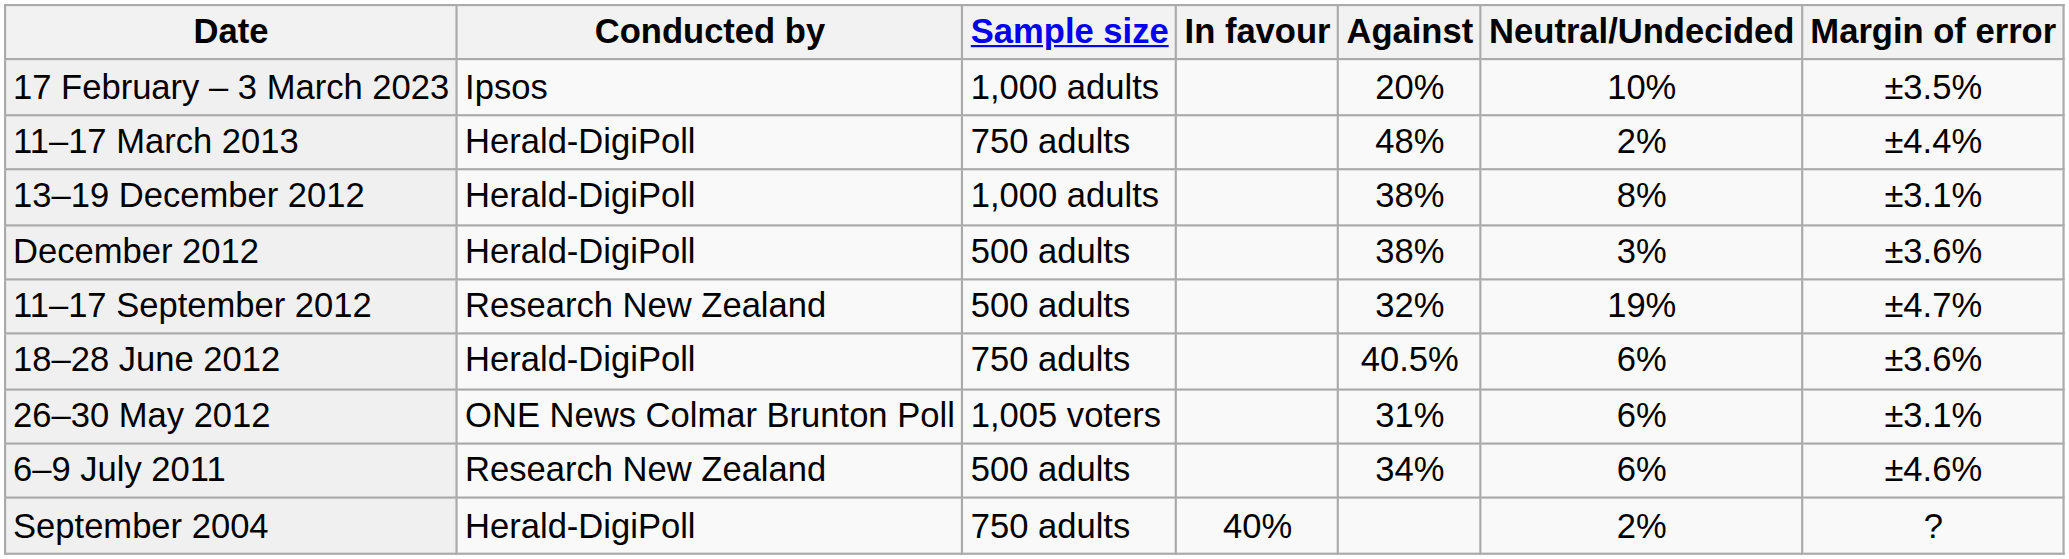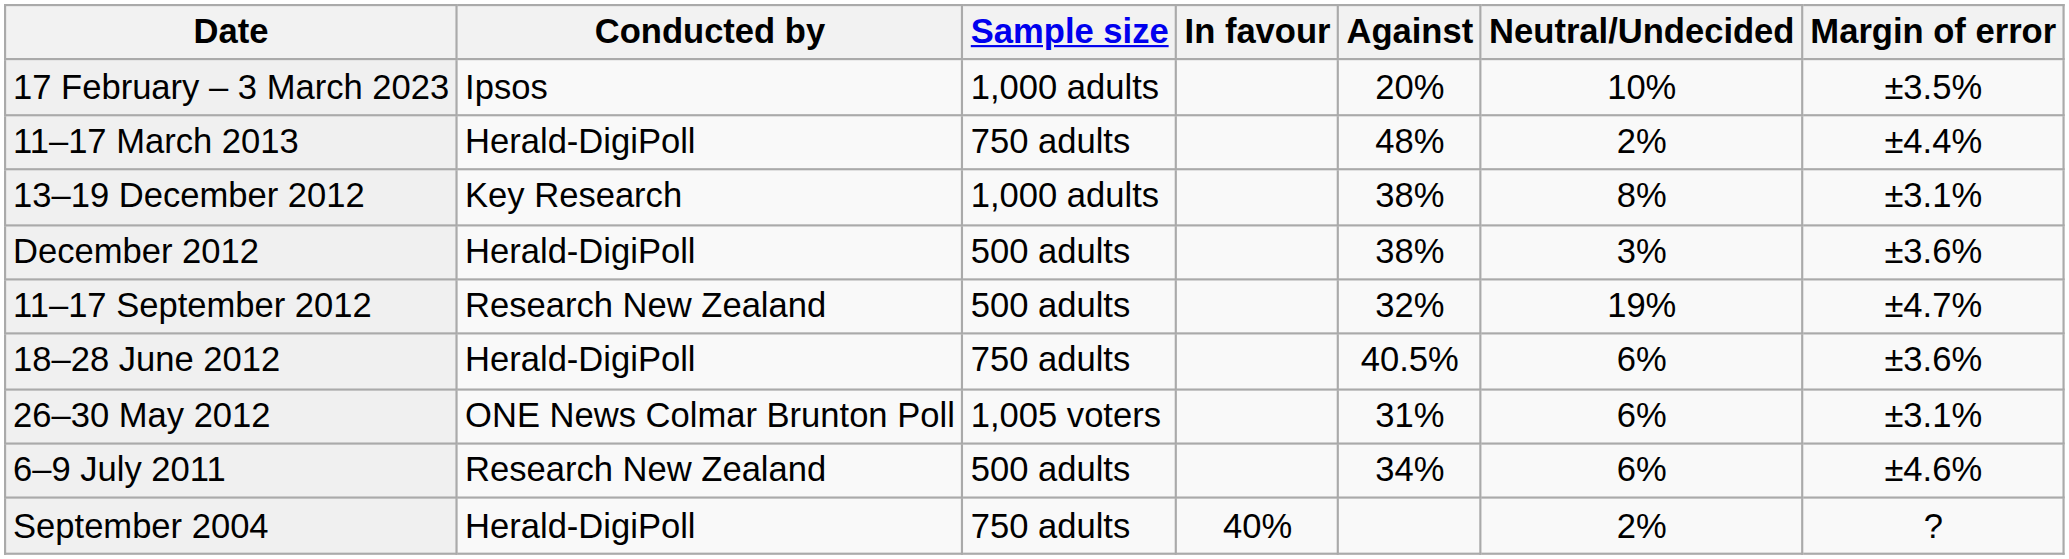(580, 196) Herald-DigiPoll -> (574, 196) Key Research
